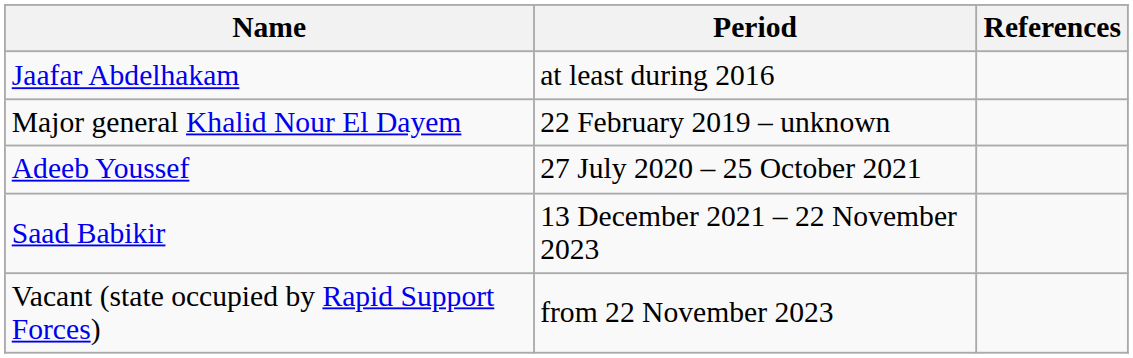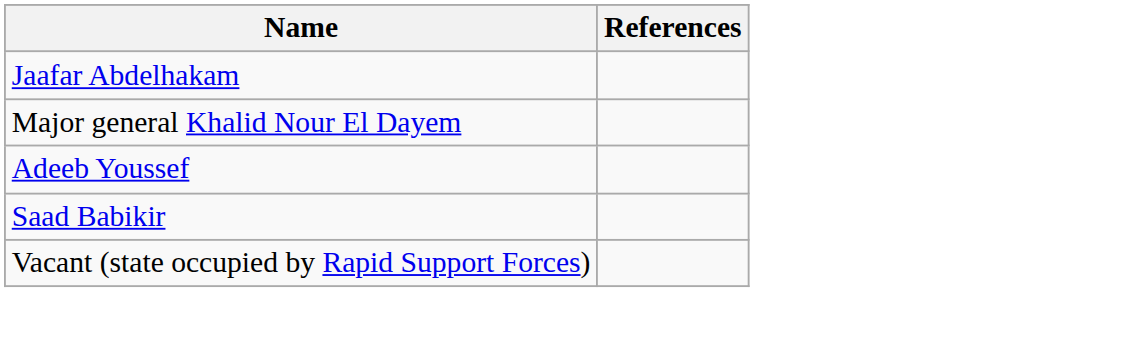- column: (755, 27)
